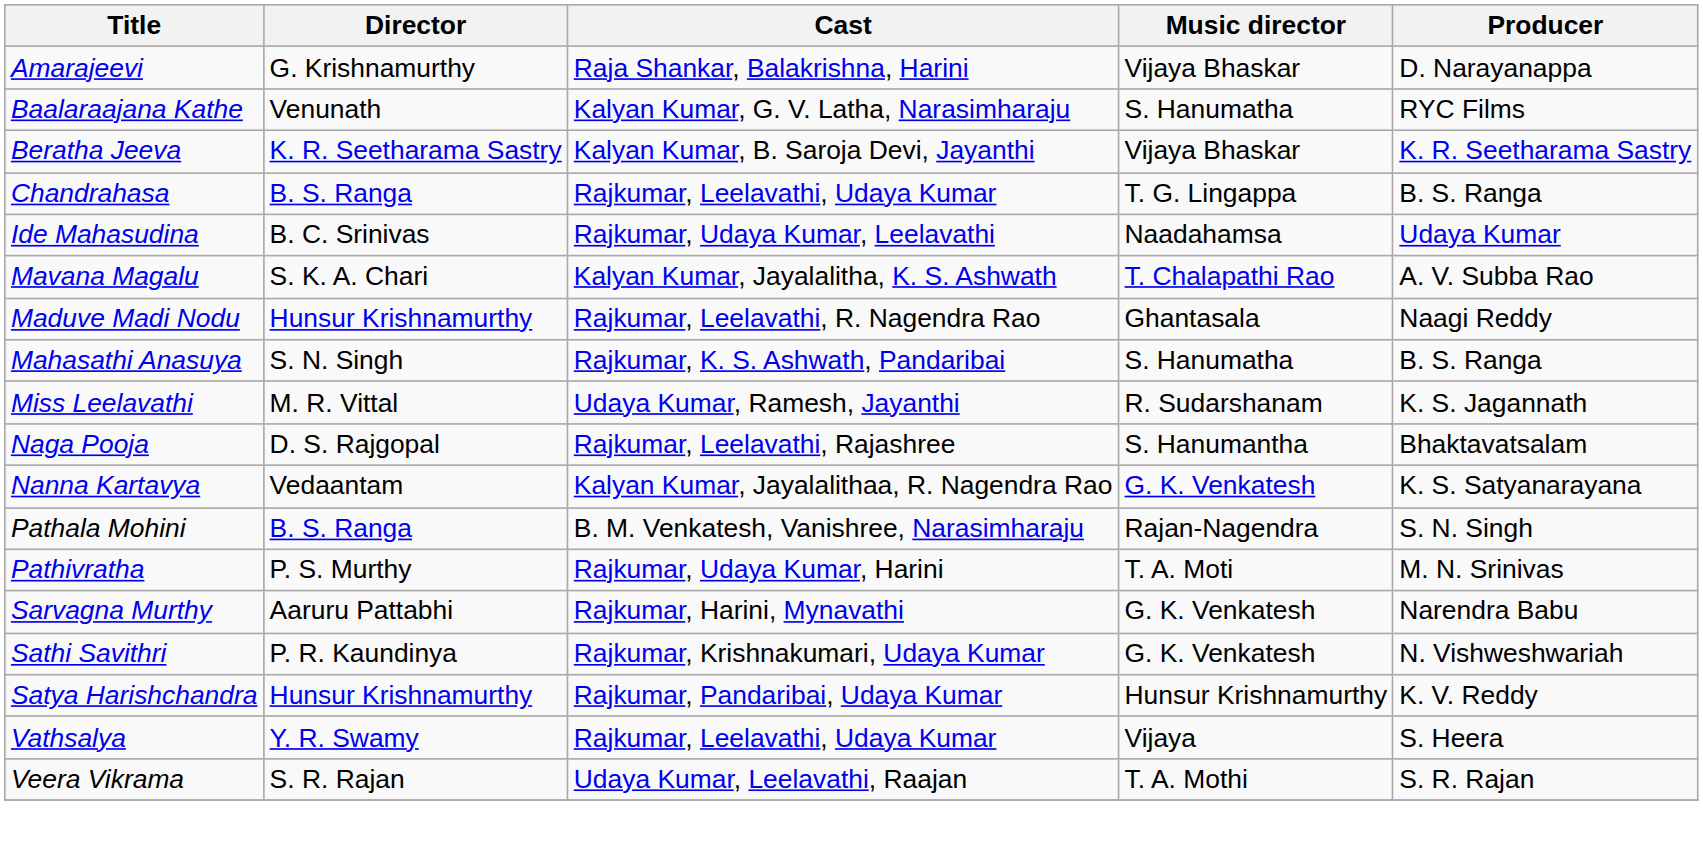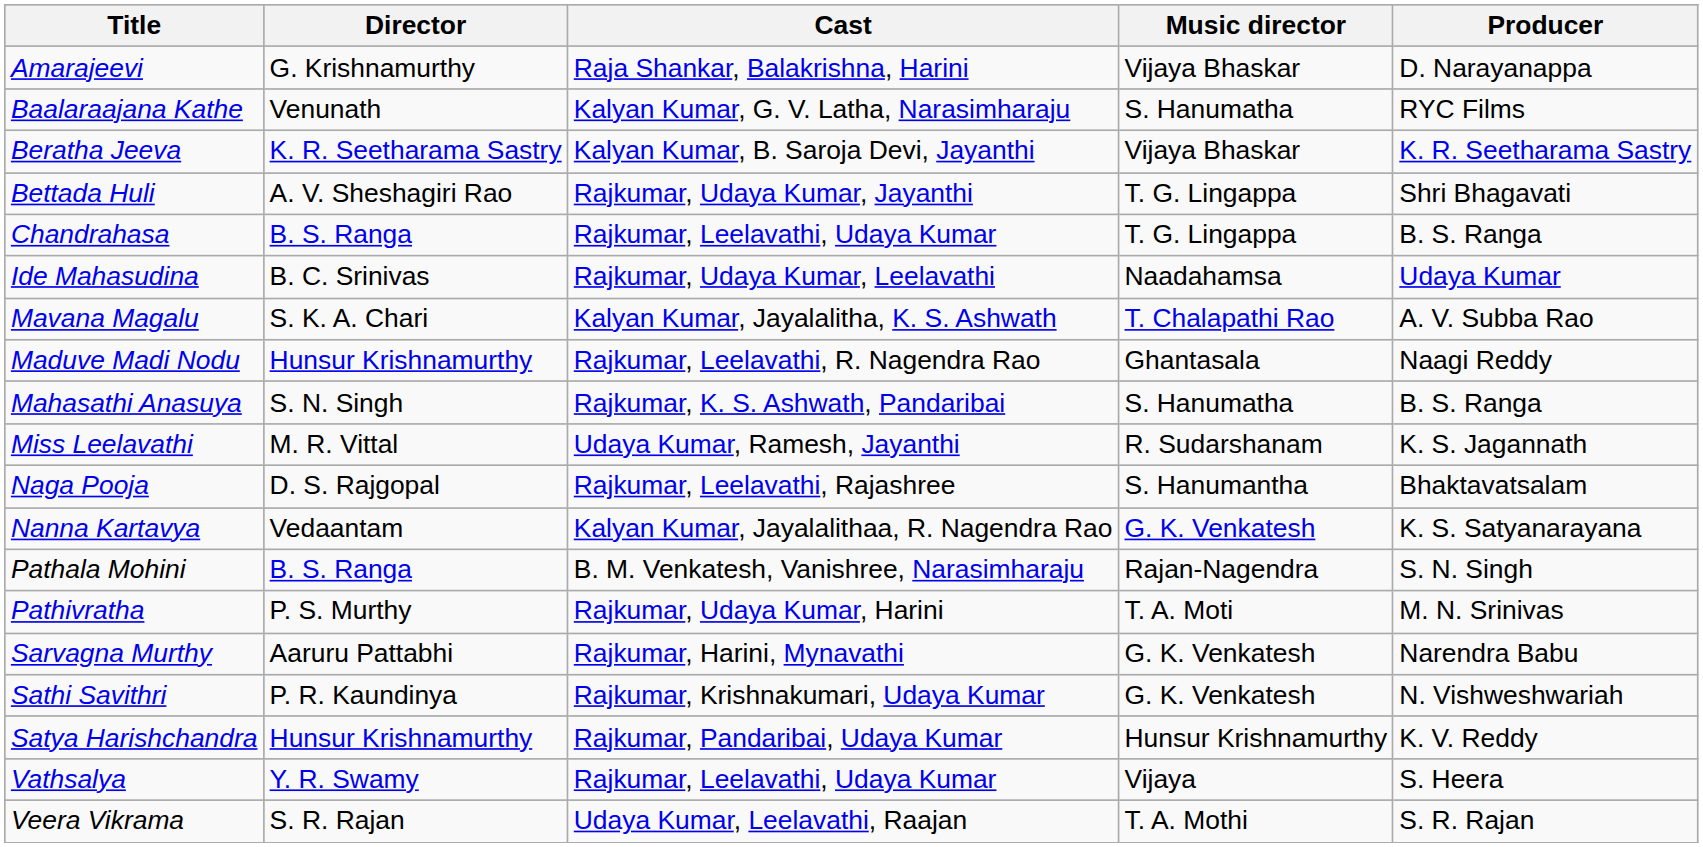+ row: (83, 192)
